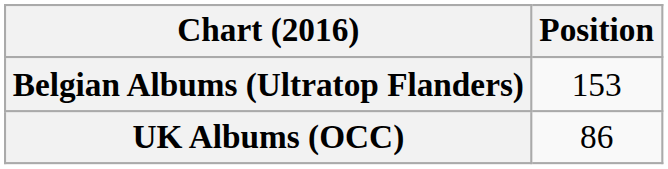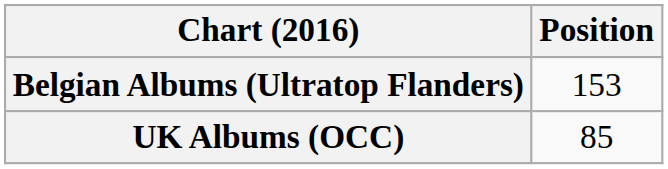(597, 136) 86 -> (597, 136) 85
